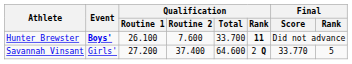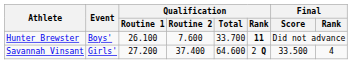(100, 38) bold -> (100, 38) normal
(293, 52) 33.770 -> (293, 52) 33.500
(331, 52) 5 -> (331, 52) 4
